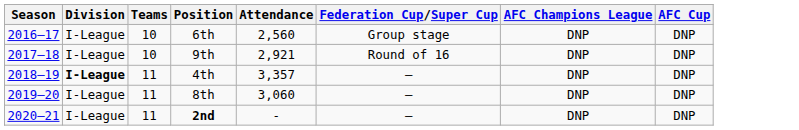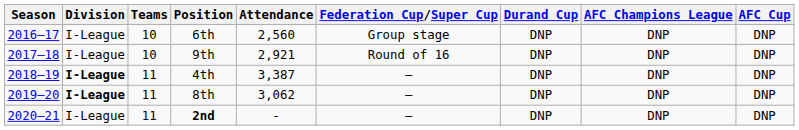+ column: (541, 15)
(276, 75) 3,357 -> (276, 75) 3,387
(95, 95) normal -> (95, 95) bold
(276, 95) 3,060 -> (276, 95) 3,062
